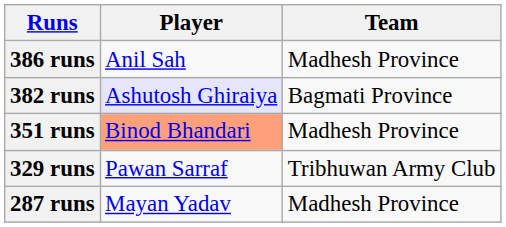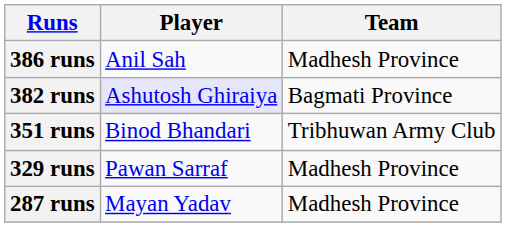(178, 131) lightsalmon background -> (178, 131) no background
(373, 131) Madhesh Province -> (392, 131) Tribhuwan Army Club
(392, 167) Tribhuwan Army Club -> (373, 167) Madhesh Province
